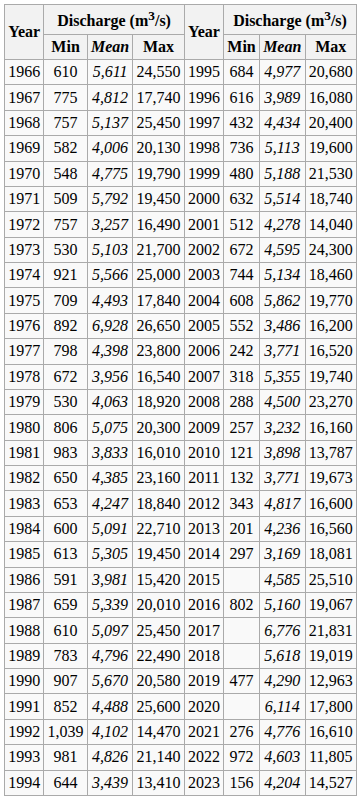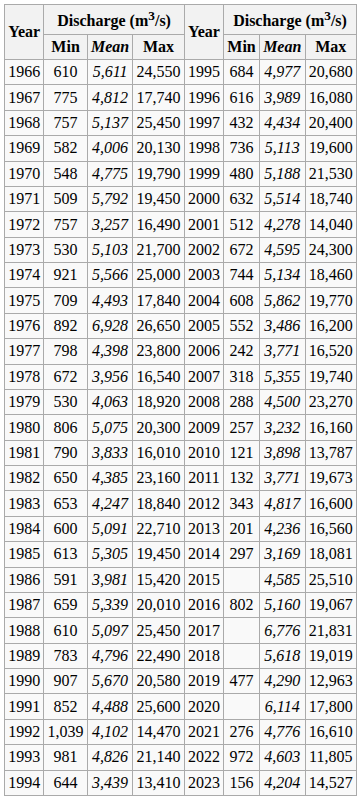(66, 452) 983 -> (66, 452) 790
